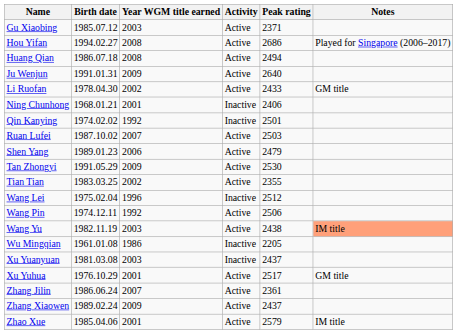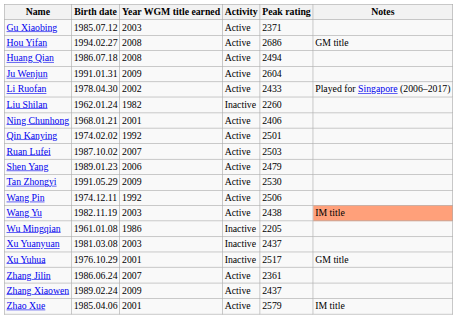(383, 43) Played for Singapore (2006–2017) -> (332, 43) GM title
(272, 74) 2640 -> (272, 74) 2604
(332, 89) GM title -> (383, 89) Played for Singapore (2006–2017)
+ row: (27, 105)
(240, 105) Inactive -> (238, 120) Active
(240, 120) Inactive -> (238, 136) Active
- row: (25, 182)
- row: (26, 197)
(238, 275) Active -> (240, 259) Inactive
